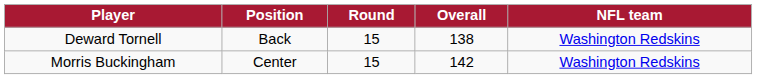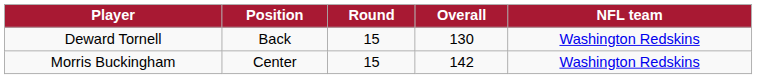(462, 39) 138 -> (462, 39) 130
